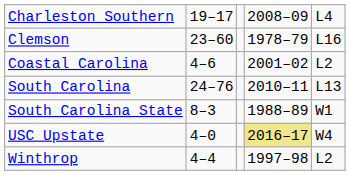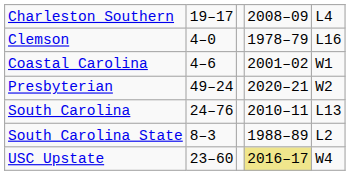(212, 40) 23–60 -> (203, 40) 4–0
(324, 64) L2 -> (324, 64) W1
+ row: (60, 88)
(324, 111) W1 -> (324, 135) L2
(203, 135) 4–0 -> (212, 159) 23–60
- row: (43, 159)
